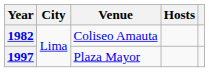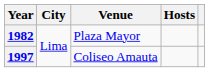(116, 35) Coliseo Amauta -> (107, 35) Plaza Mayor
(107, 56) Plaza Mayor -> (116, 56) Coliseo Amauta
